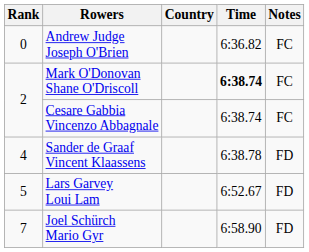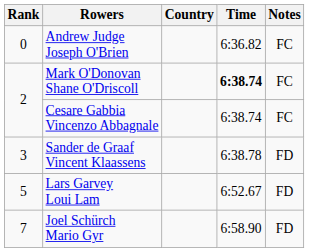(23, 155) 4 -> (23, 155) 3
